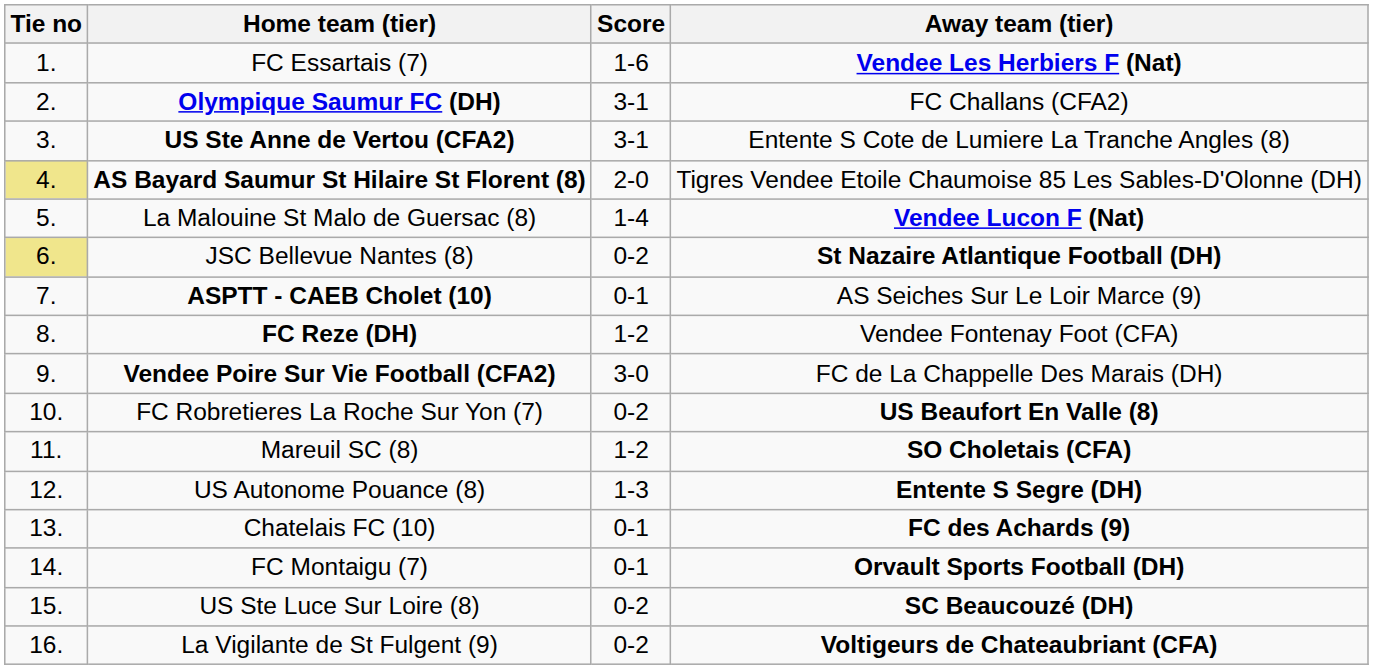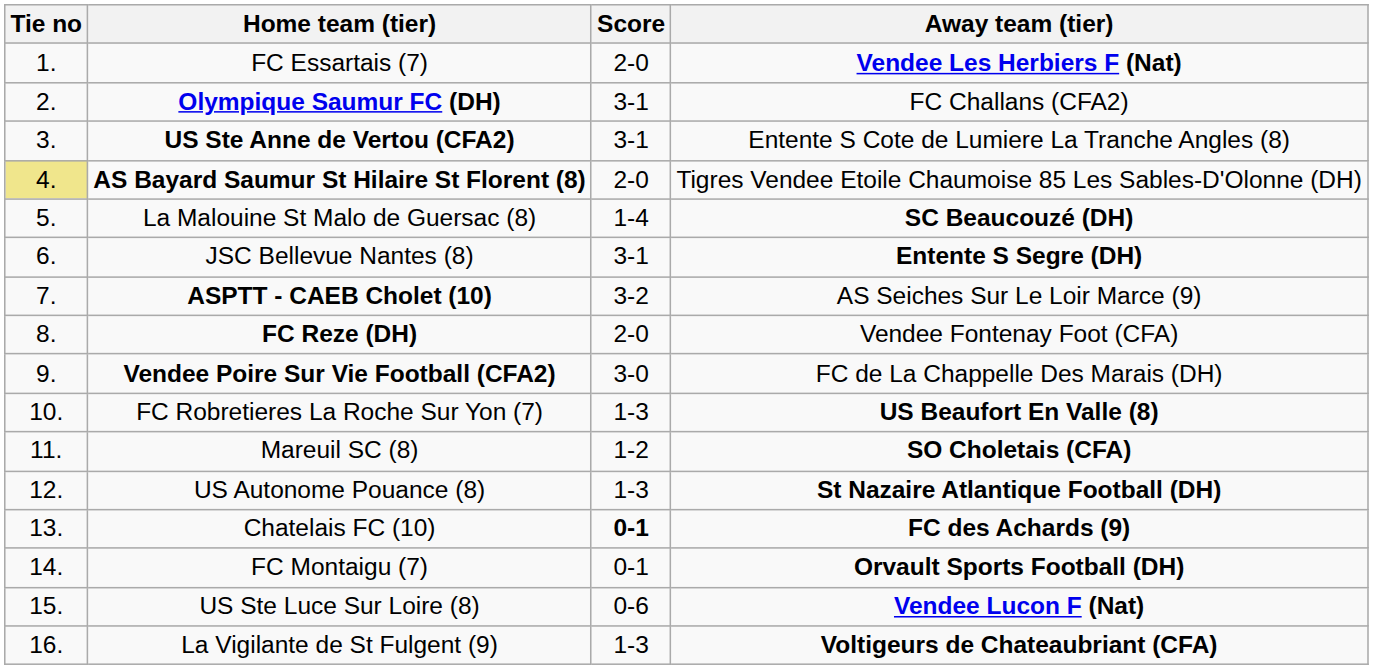(631, 62) 1-6 -> (631, 62) 2-0
(1019, 218) Vendee Lucon F (Nat) -> (1019, 218) SC Beaucouzé (DH)
(46, 256) khaki background -> (46, 256) no background
(631, 256) 0-2 -> (631, 256) 3-1
(1019, 256) St Nazaire Atlantique Football (DH) -> (1019, 256) Entente S Segre (DH)
(631, 295) 0-1 -> (631, 295) 3-2
(631, 334) 1-2 -> (631, 334) 2-0
(631, 412) 0-2 -> (631, 412) 1-3
(1019, 489) Entente S Segre (DH) -> (1019, 489) St Nazaire Atlantique Football (DH)
(631, 528) normal -> (631, 528) bold
(631, 606) 0-2 -> (631, 606) 0-6
(1019, 606) SC Beaucouzé (DH) -> (1019, 606) Vendee Lucon F (Nat)
(631, 645) 0-2 -> (631, 645) 1-3
